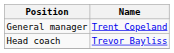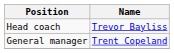rows swapped: (47, 26) <-> (33, 41)
